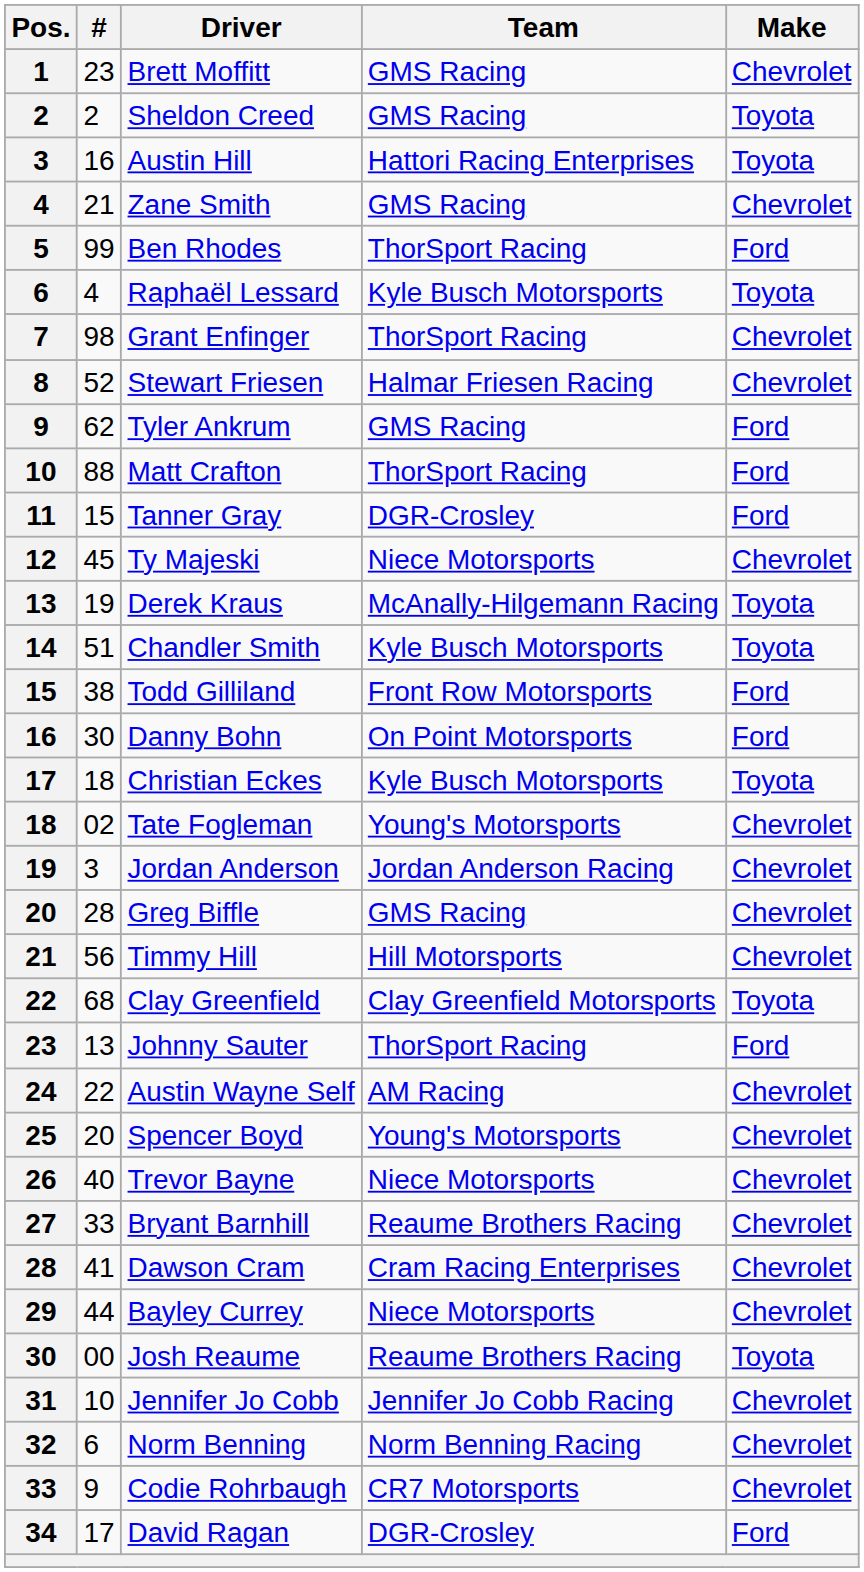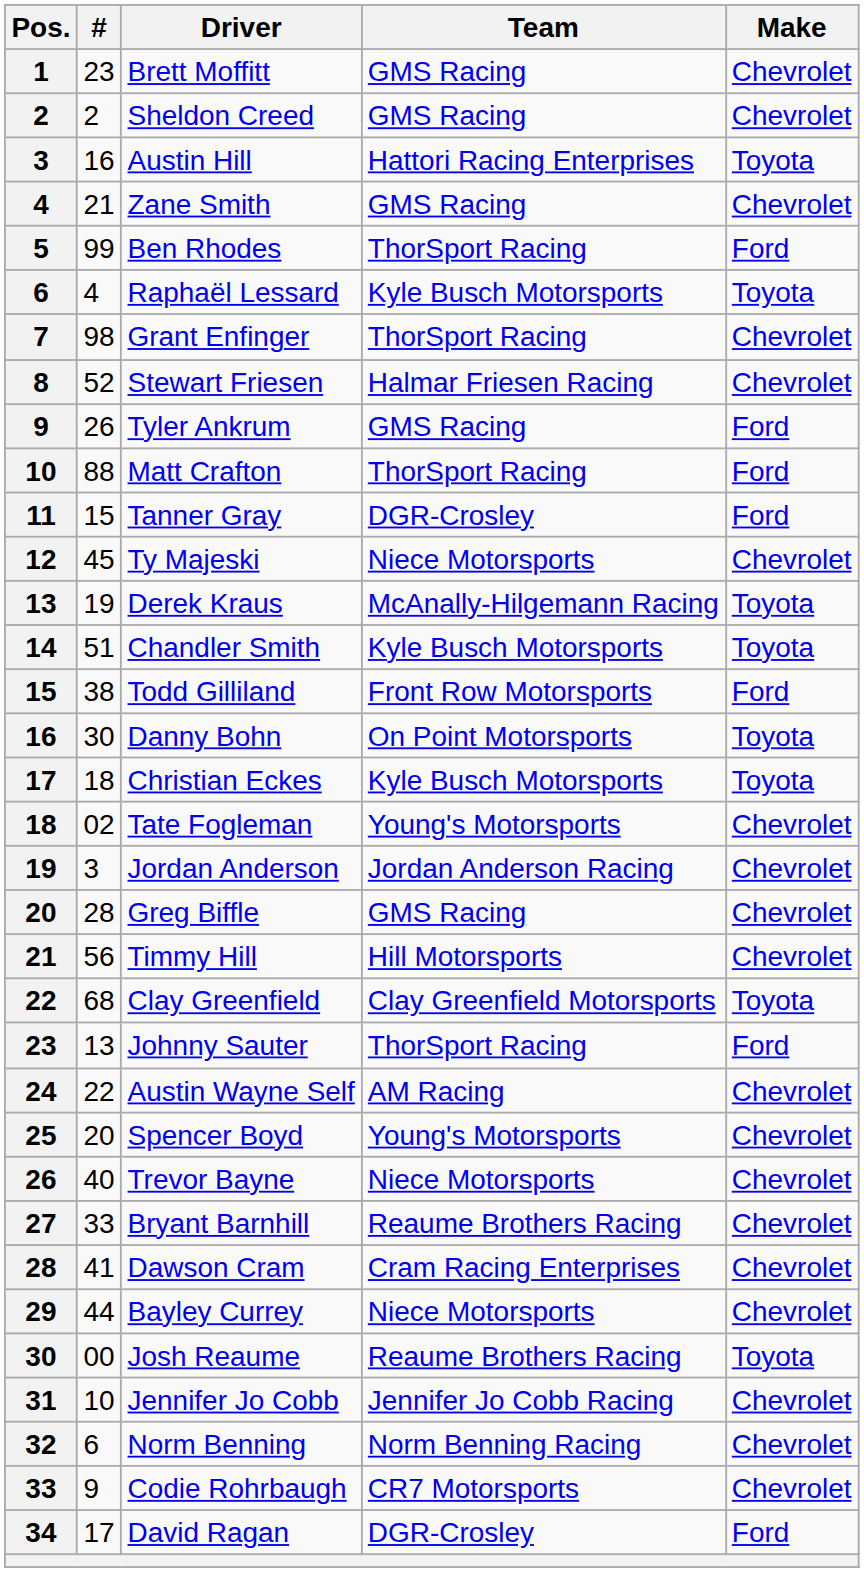(773, 116) Toyota -> (792, 116) Chevrolet
(99, 426) 62 -> (99, 426) 26
(761, 736) Ford -> (773, 736) Toyota
